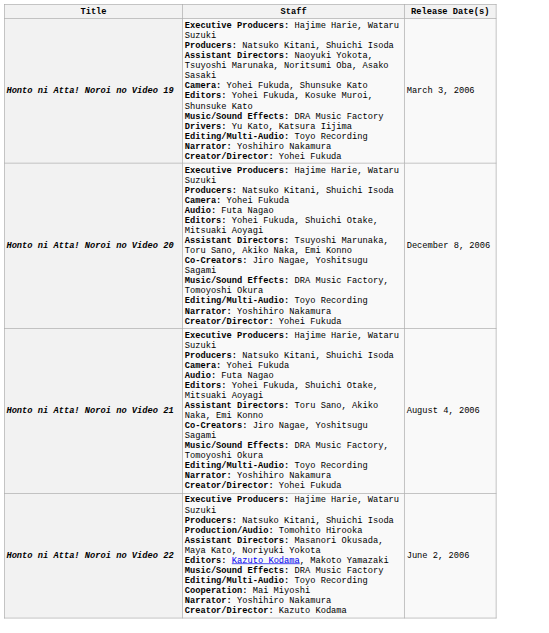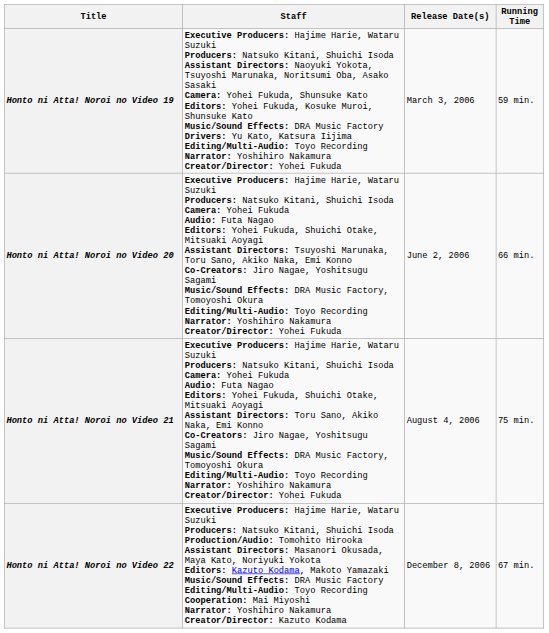+ column: (520, 16)
(448, 246) December 8, 2006 -> (438, 256) June 2, 2006
(438, 556) June 2, 2006 -> (448, 566) December 8, 2006
